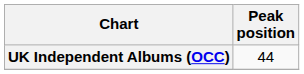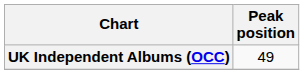(266, 57) 44 -> (266, 57) 49
